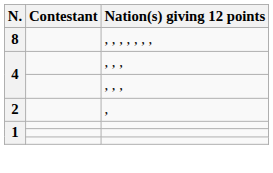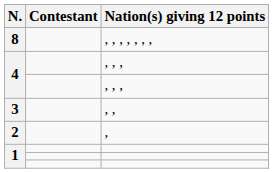+ row: (15, 109)
